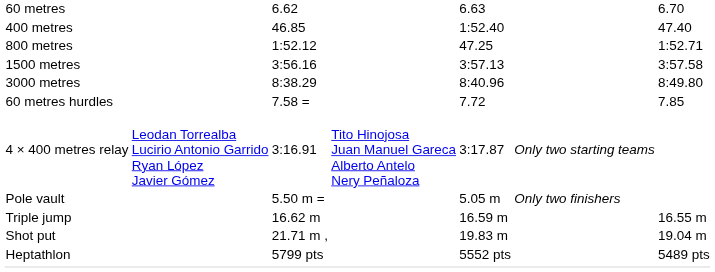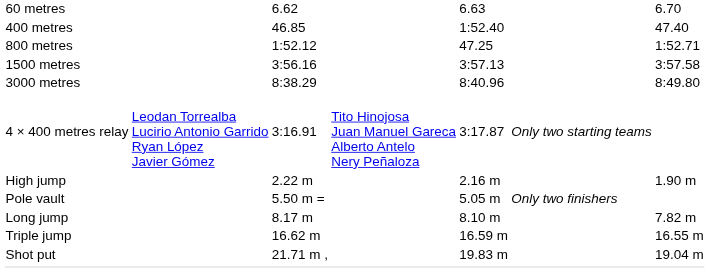- row: (59, 101)
+ row: (36, 180)
+ row: (37, 217)
- row: (38, 254)
